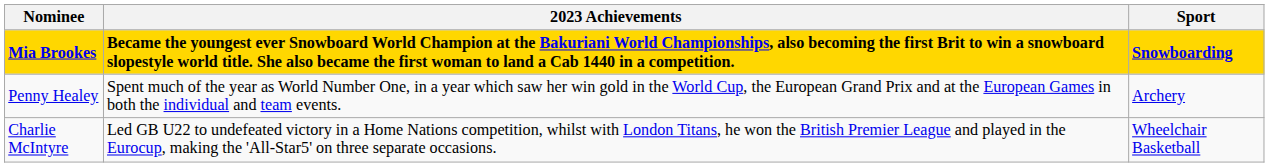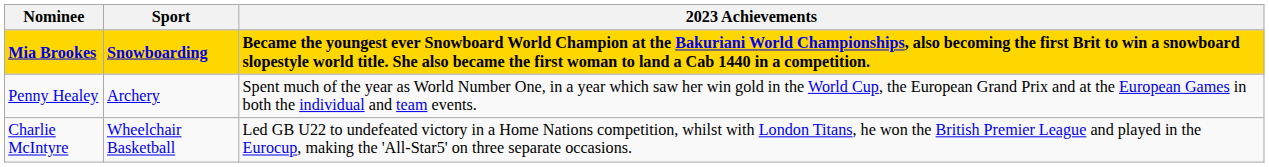columns swapped: (1196, 17) <-> (616, 17)
